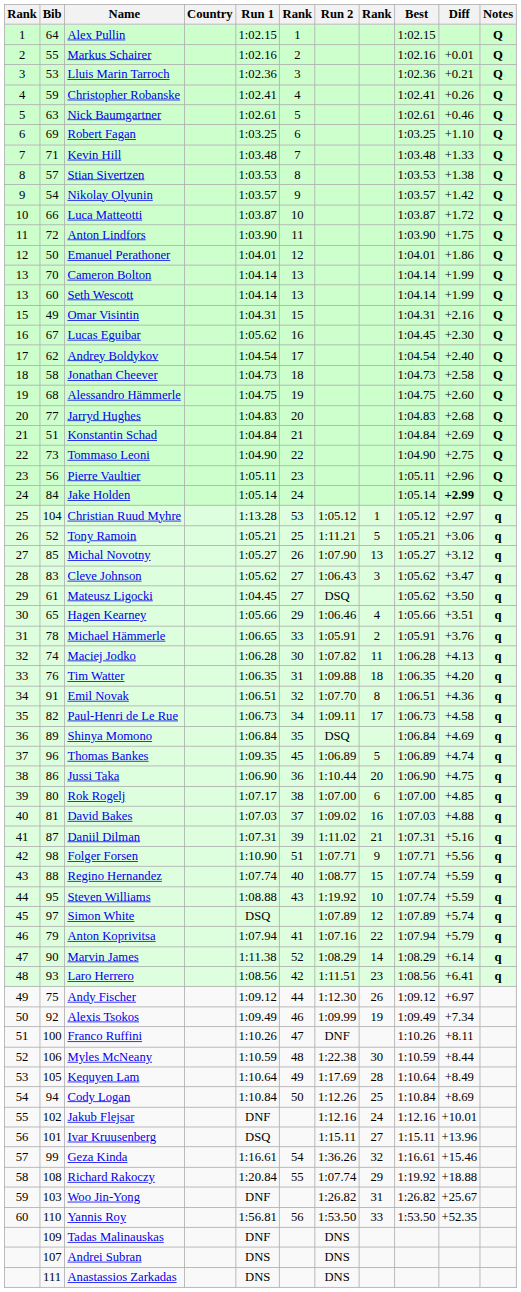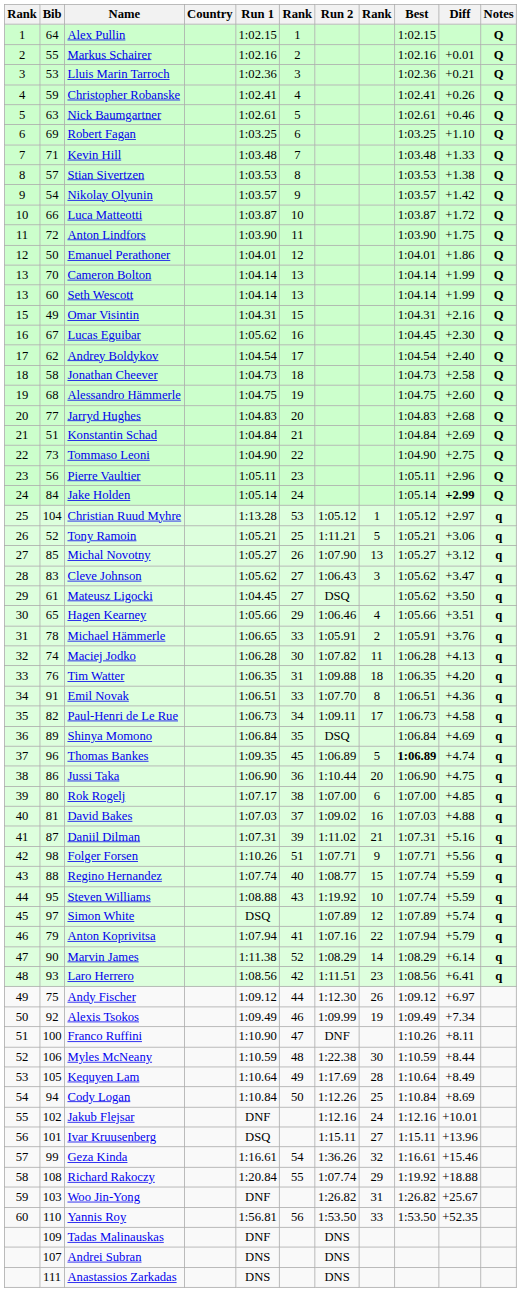(297, 696) 32 -> (297, 696) 33
(417, 756) normal -> (417, 756) bold
(258, 856) 1:10.90 -> (258, 856) 1:10.26
(258, 1036) 1:10.26 -> (258, 1036) 1:10.90
